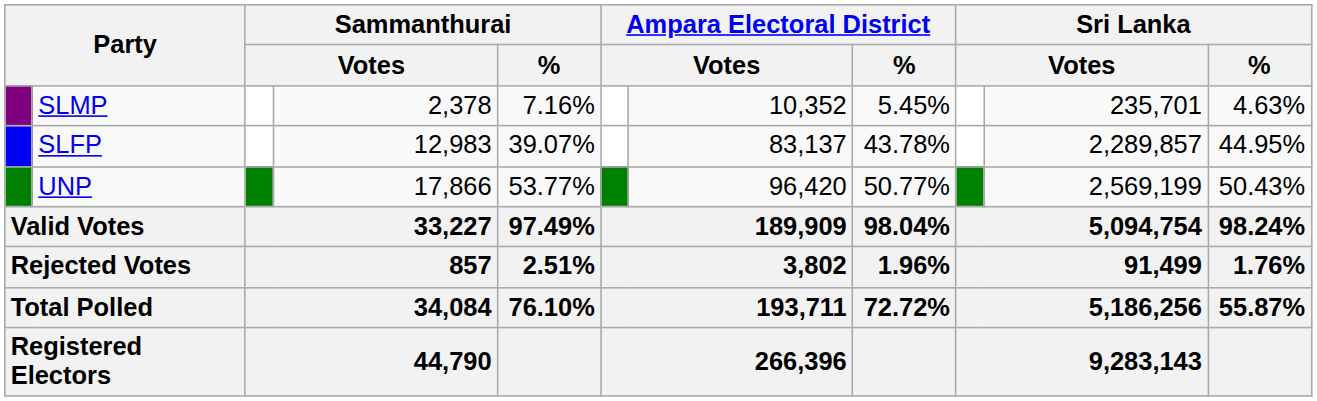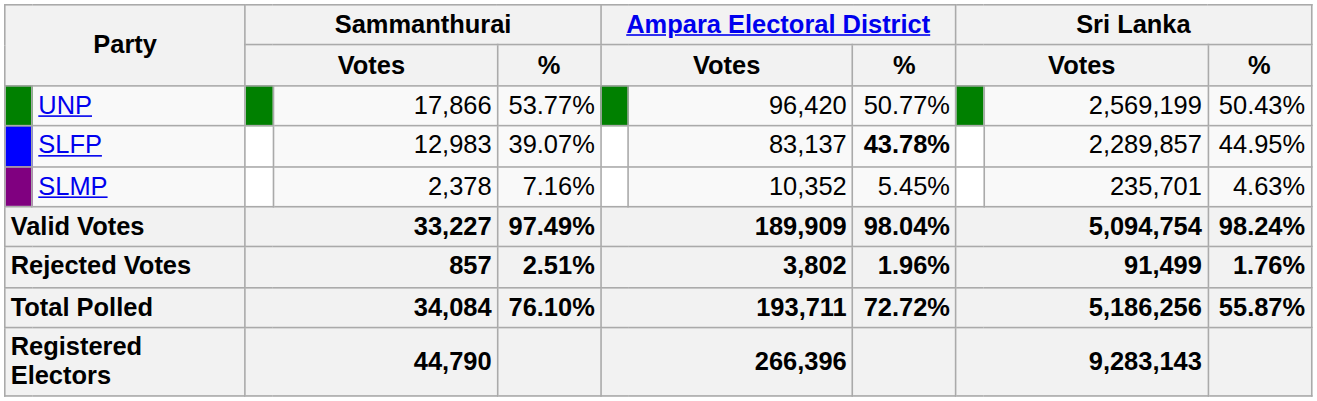rows swapped: (65, 186) <-> (73, 105)
(907, 145) normal -> (907, 145) bold
